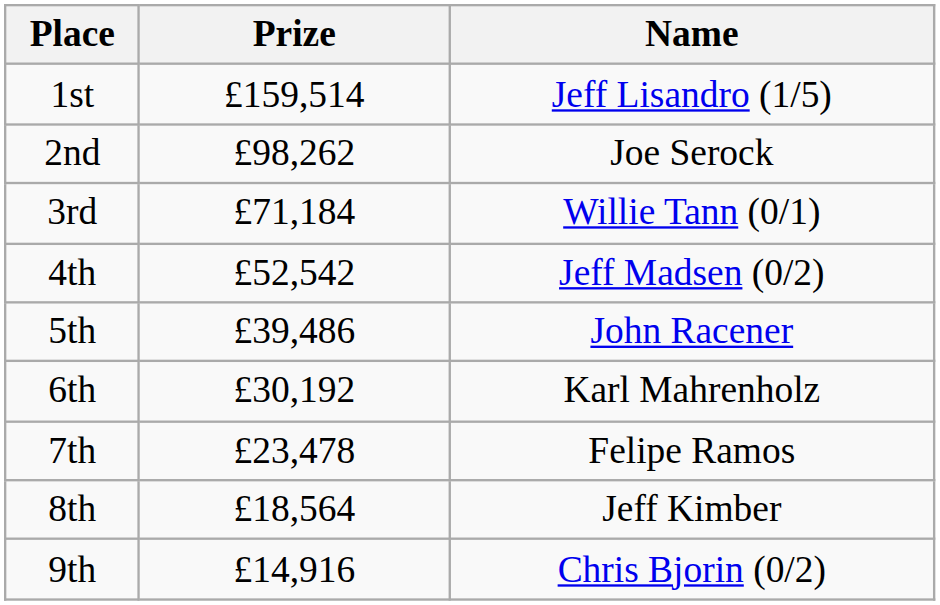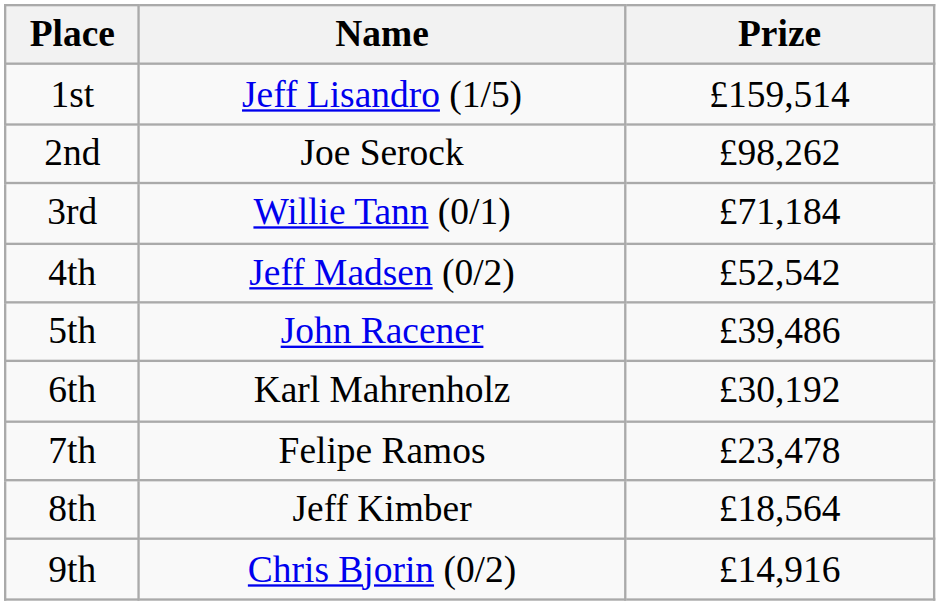columns swapped: (692, 34) <-> (294, 34)
